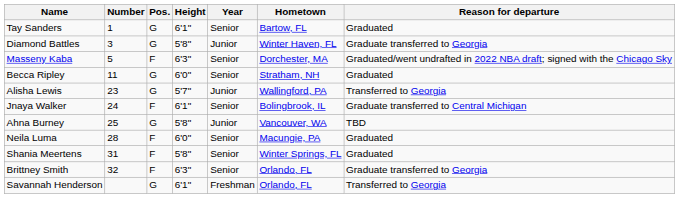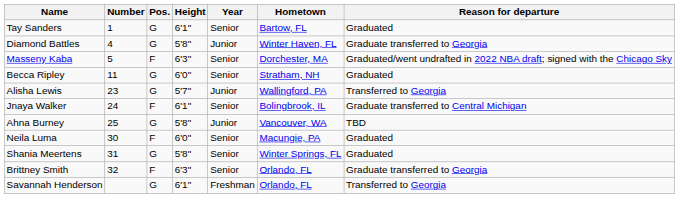(110, 43) 3 -> (110, 43) 4
(113, 138) 28 -> (113, 138) 30
(152, 153) F -> (153, 153) G
